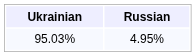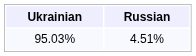(147, 39) 4.95% -> (147, 39) 4.51%
